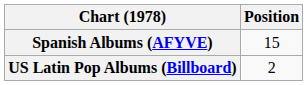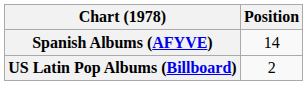(272, 42) 15 -> (272, 42) 14
